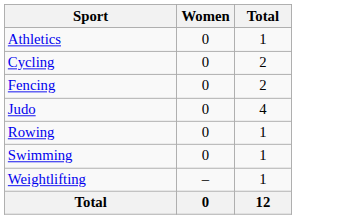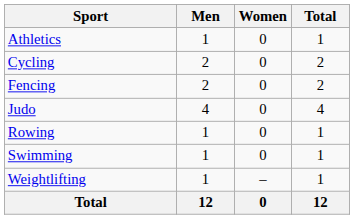+ column: (206, 16)
